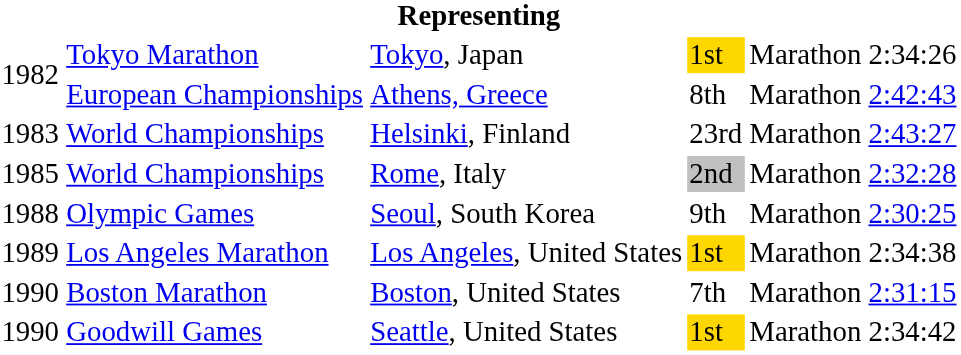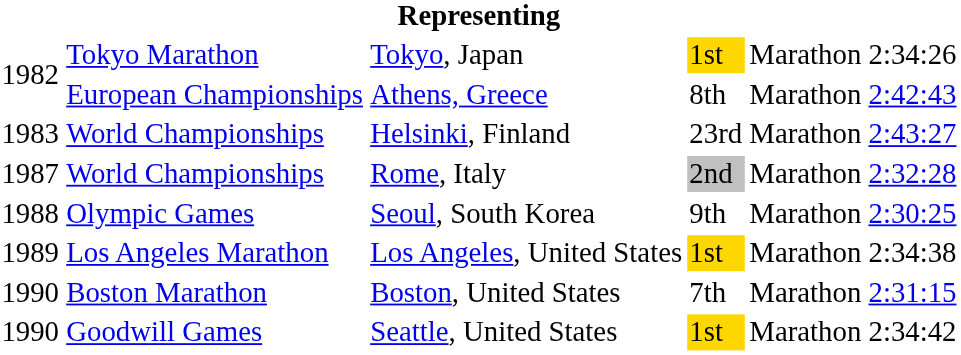(30, 173) 1985 -> (30, 173) 1987
